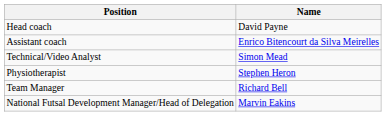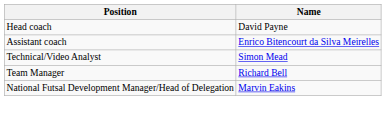- row: (36, 73)
